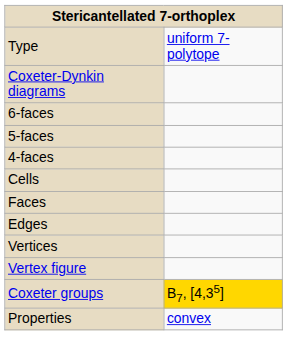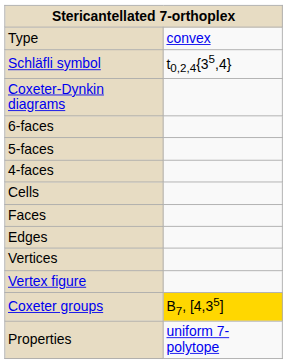(198, 46) uniform 7-polytope -> (189, 38) convex
+ row: (54, 63)
(189, 319) convex -> (198, 340) uniform 7-polytope
